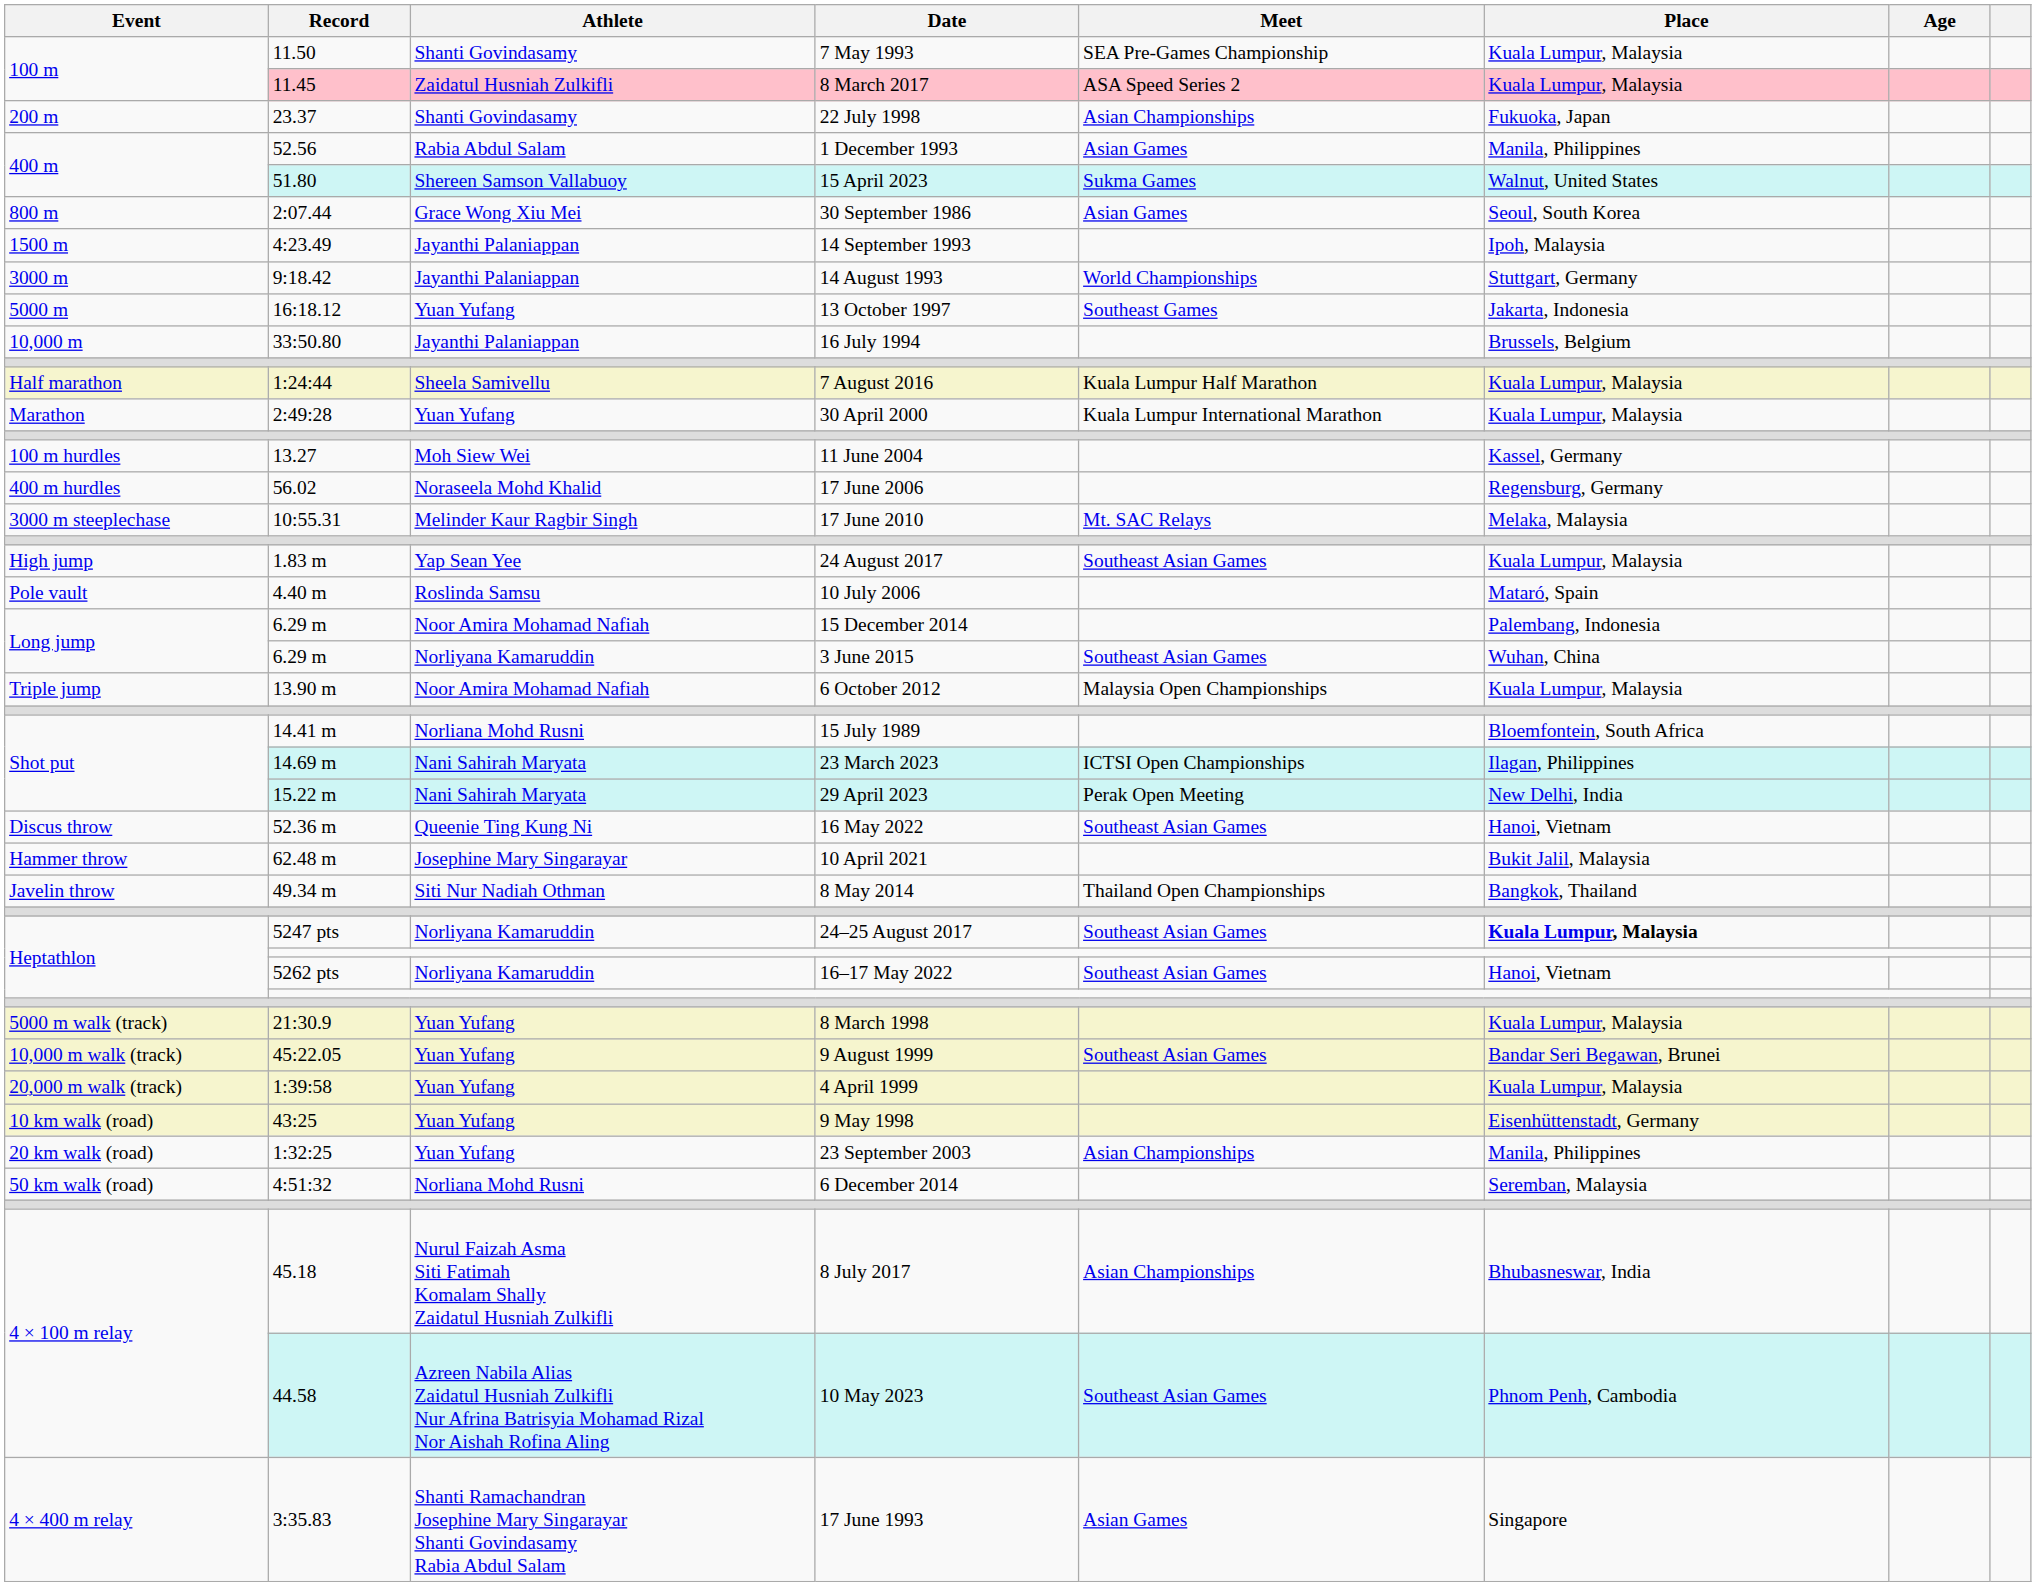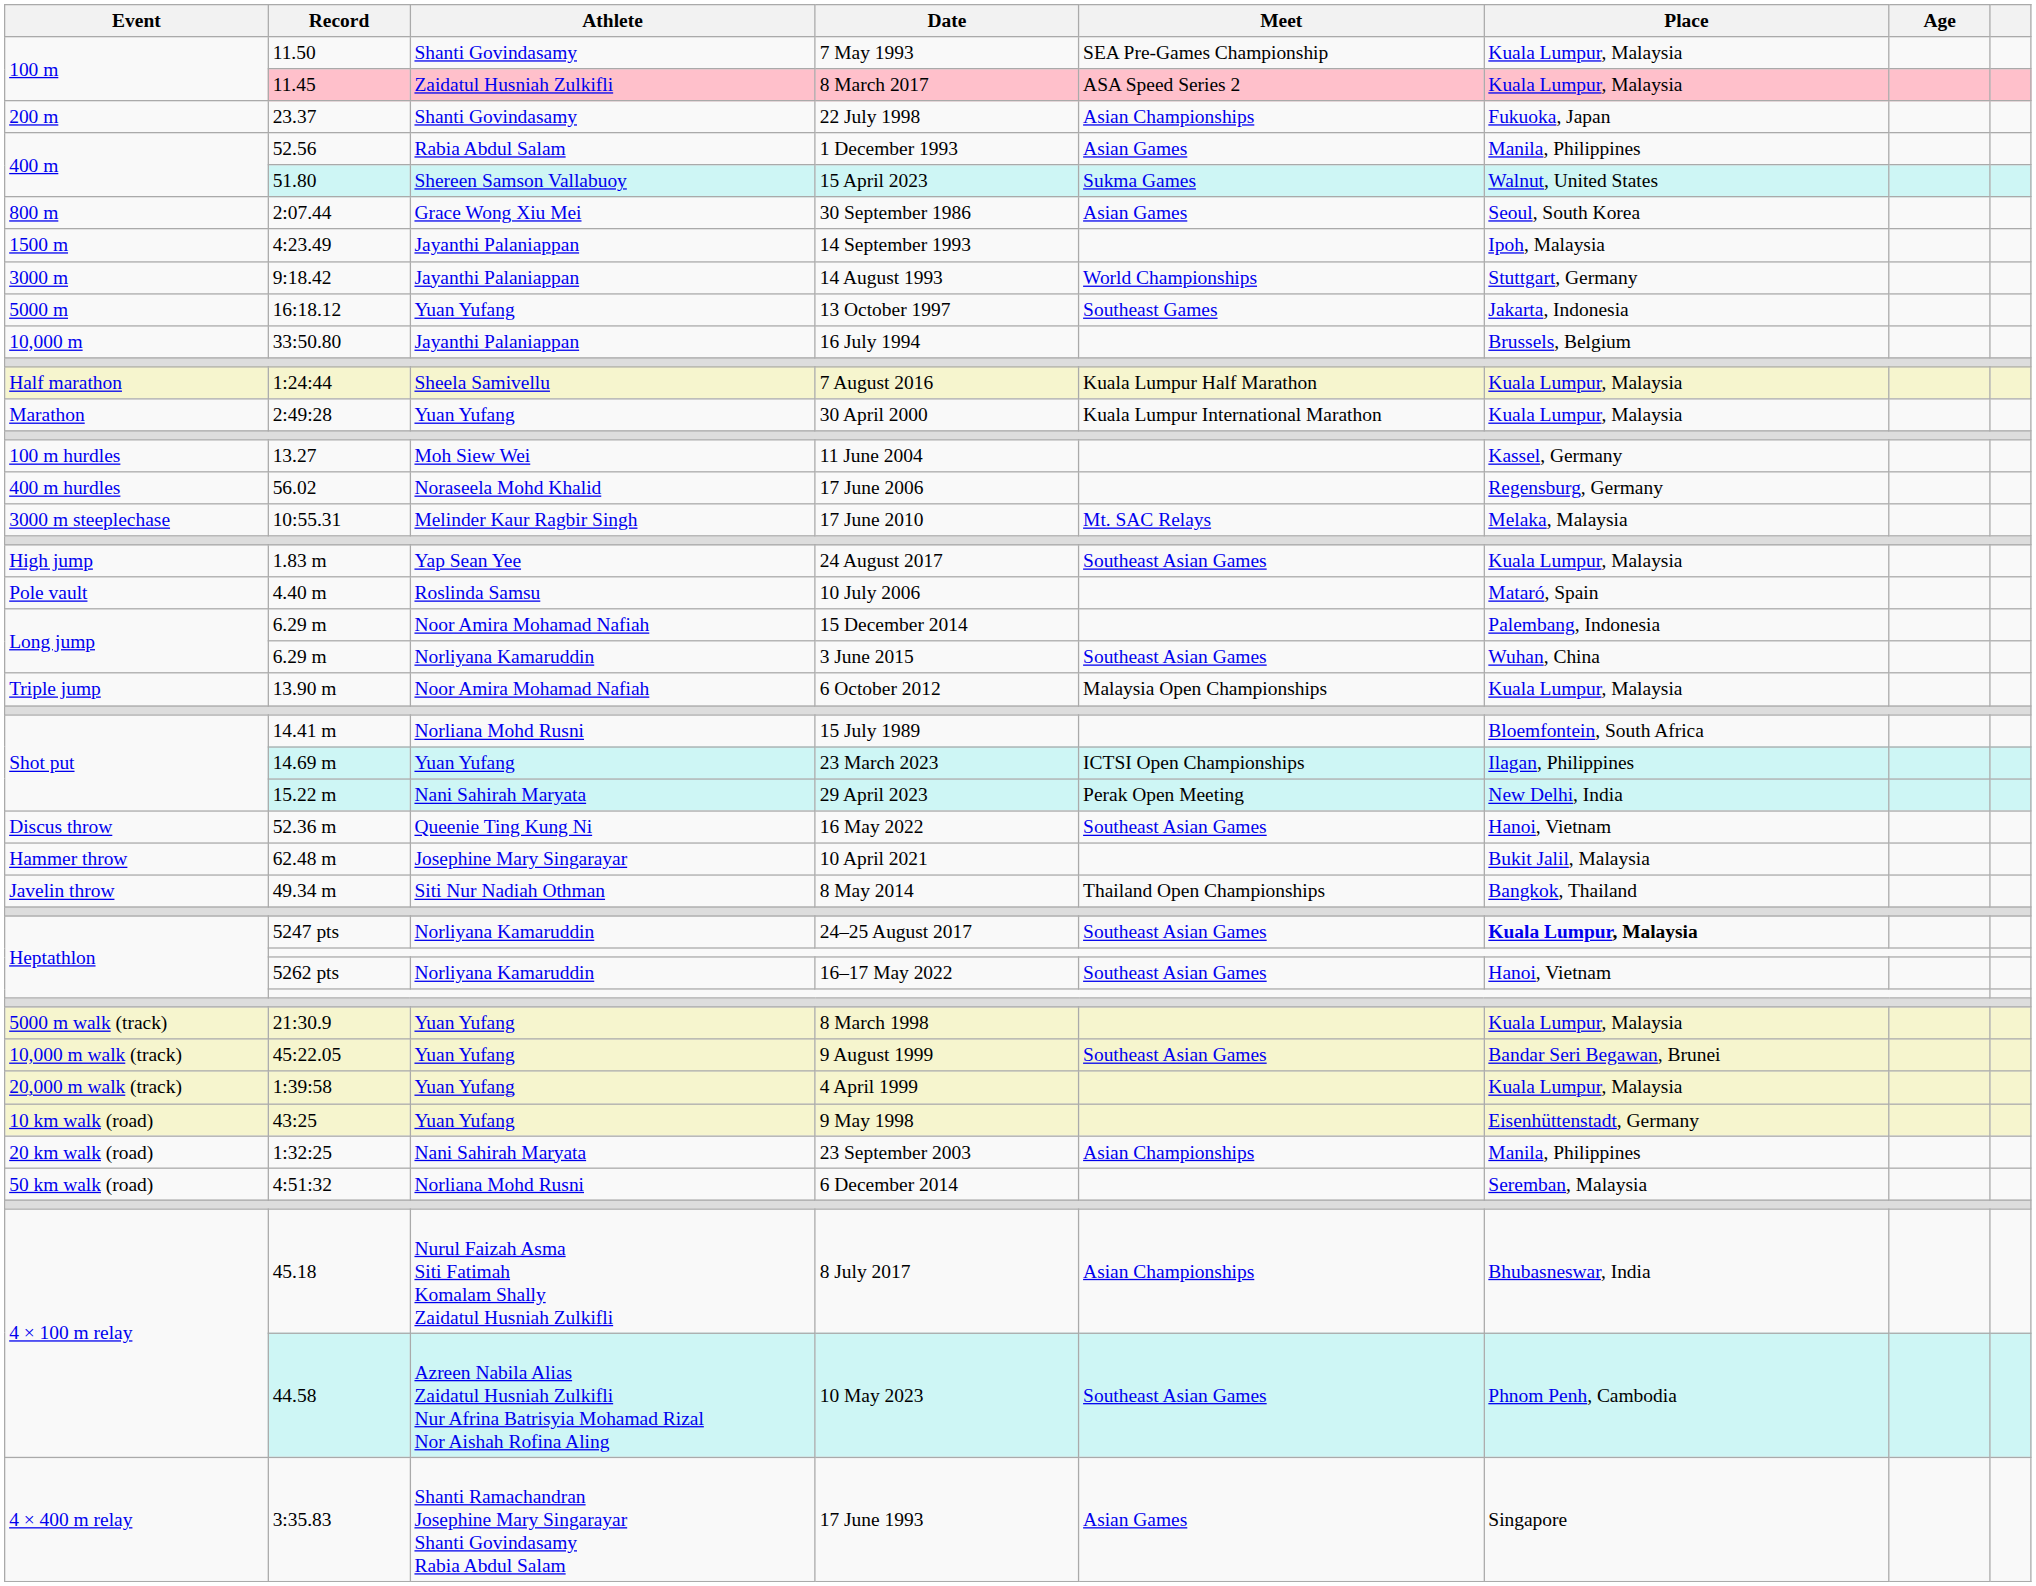(500, 762) Nani Sahirah Maryata -> (465, 762) Yuan Yufang
(465, 1151) Yuan Yufang -> (500, 1151) Nani Sahirah Maryata
